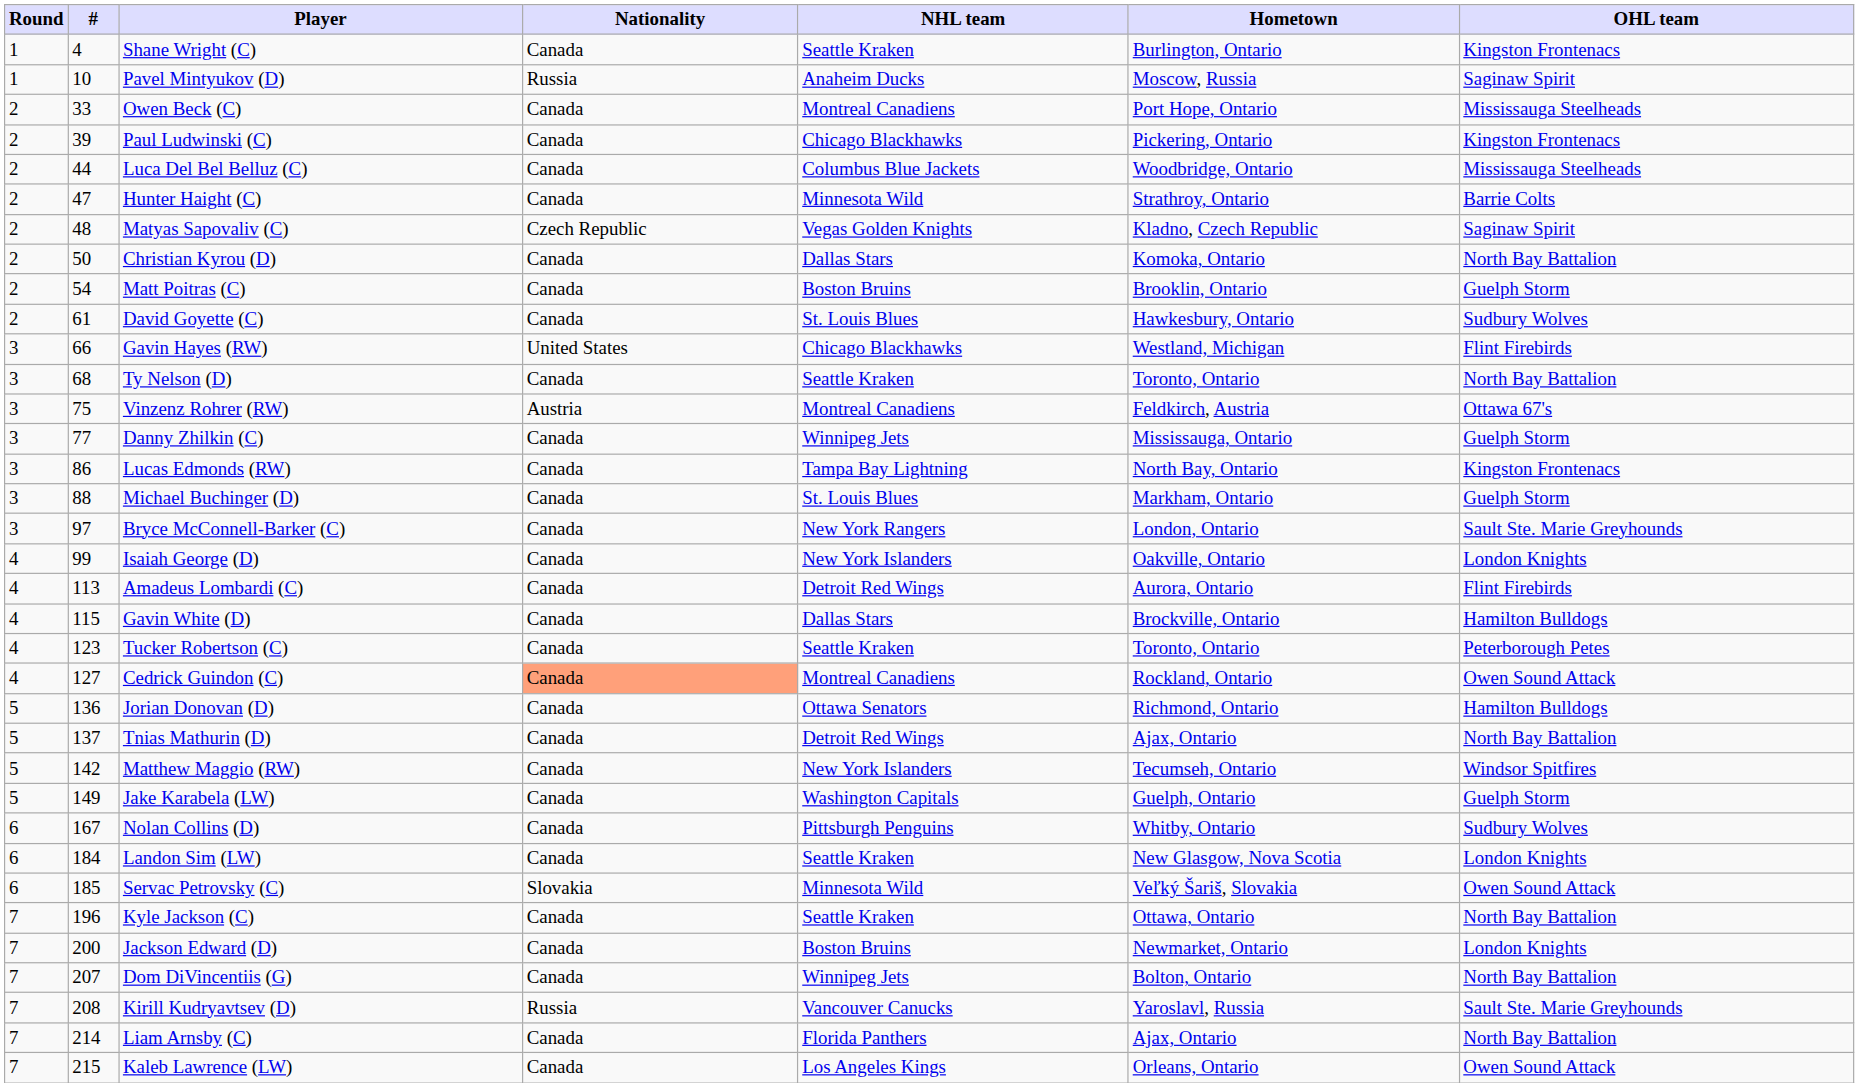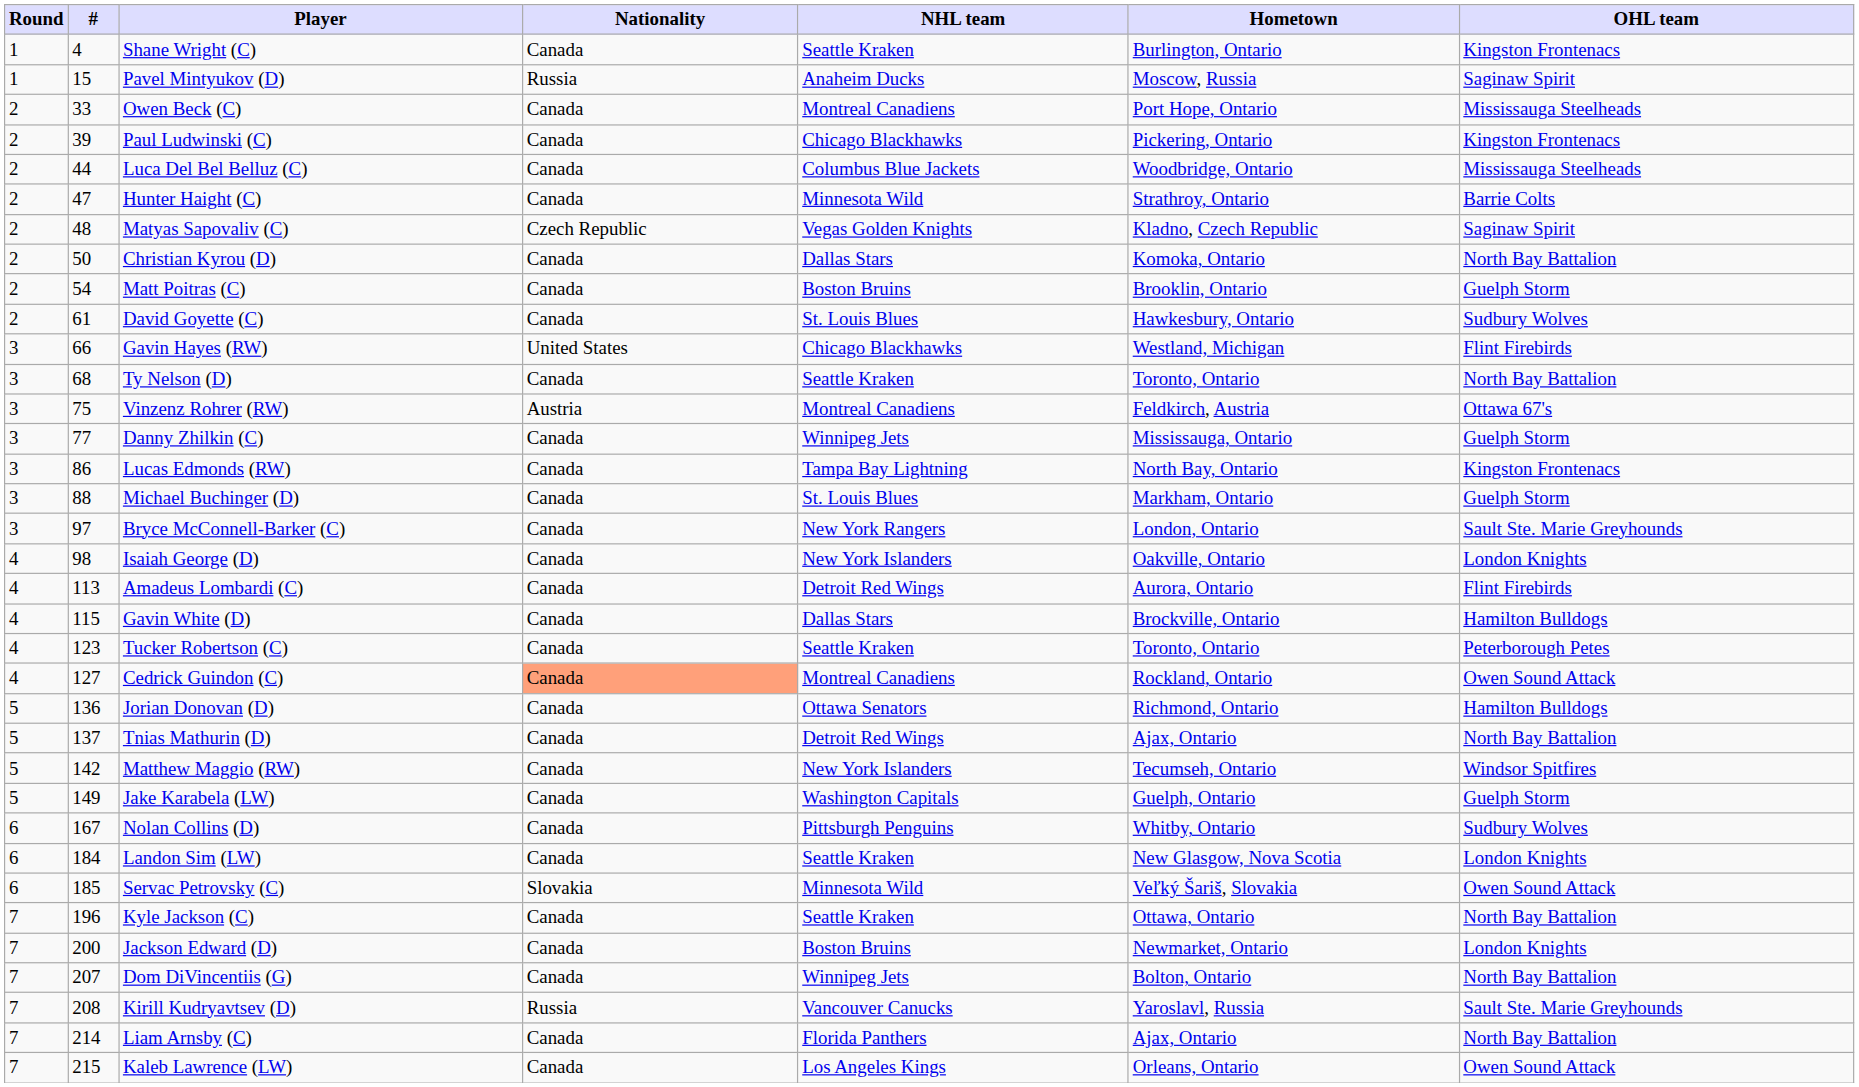(82, 79) 10 -> (82, 79) 15
(82, 558) 99 -> (82, 558) 98
